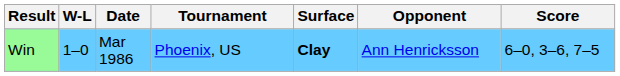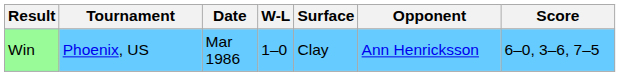columns swapped: (77, 16) <-> (222, 16)
(314, 50) bold -> (313, 50) normal
